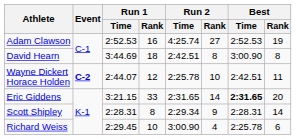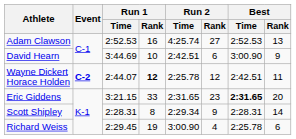(278, 41) 19 -> (278, 41) 13
(152, 56) 18 -> (152, 56) 10
(215, 56) 8 -> (215, 56) 6
(278, 56) 8 -> (278, 56) 9
(152, 77) normal -> (152, 77) bold
(215, 77) 10 -> (215, 77) 12
(215, 97) 14 -> (215, 97) 23
(152, 127) 10 -> (152, 127) 19
